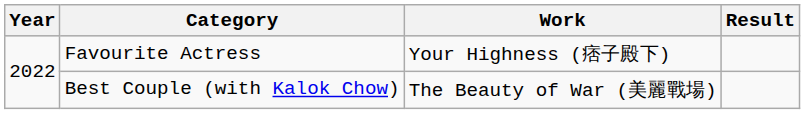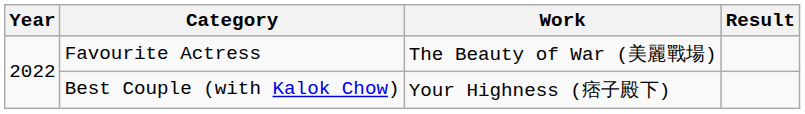(540, 55) Your Highness (痞子殿下) -> (563, 55) The Beauty of War (美麗戰場)
(563, 91) The Beauty of War (美麗戰場) -> (540, 91) Your Highness (痞子殿下)
